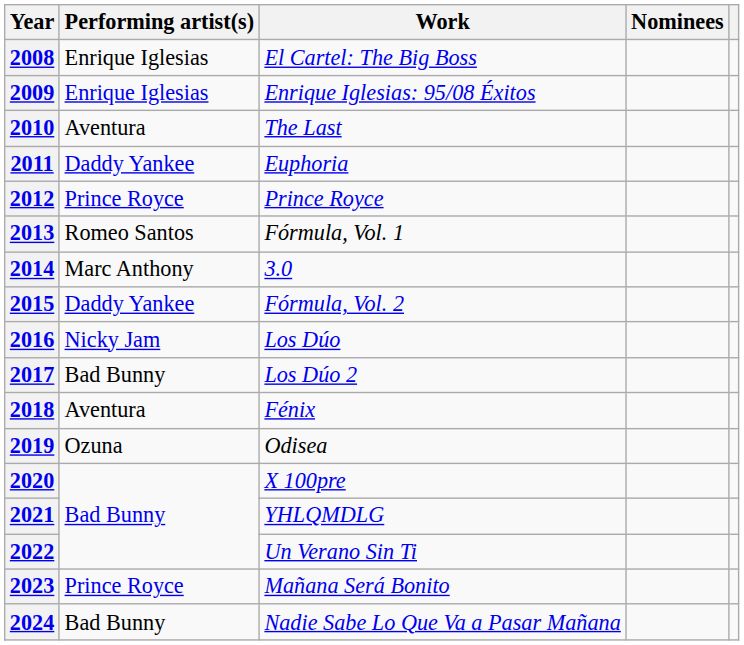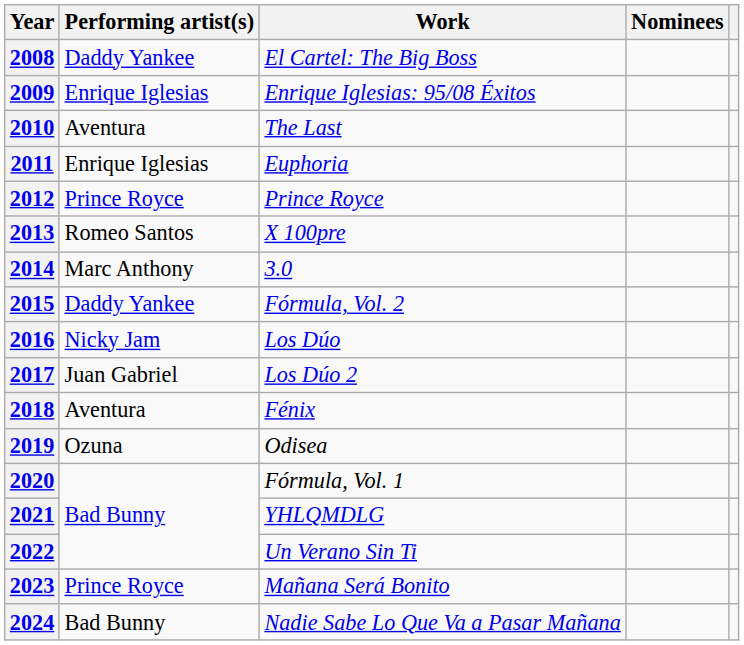(137, 57) Enrique Iglesias -> (129, 57) Daddy Yankee
(129, 163) Daddy Yankee -> (137, 163) Enrique Iglesias
(334, 233) Fórmula, Vol. 1 -> (305, 233) X 100pre
(115, 374) Bad Bunny -> (121, 374) Juan Gabriel
(305, 480) X 100pre -> (334, 480) Fórmula, Vol. 1
